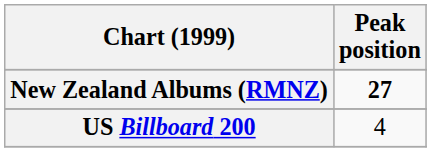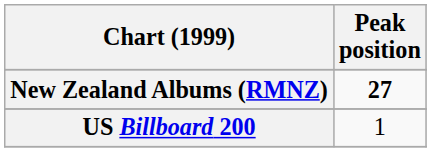(380, 127) 4 -> (380, 127) 1
